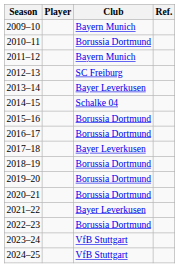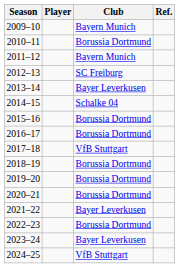(111, 149) Bayer Leverkusen -> (102, 149) VfB Stuttgart
(102, 240) VfB Stuttgart -> (111, 240) Bayer Leverkusen
